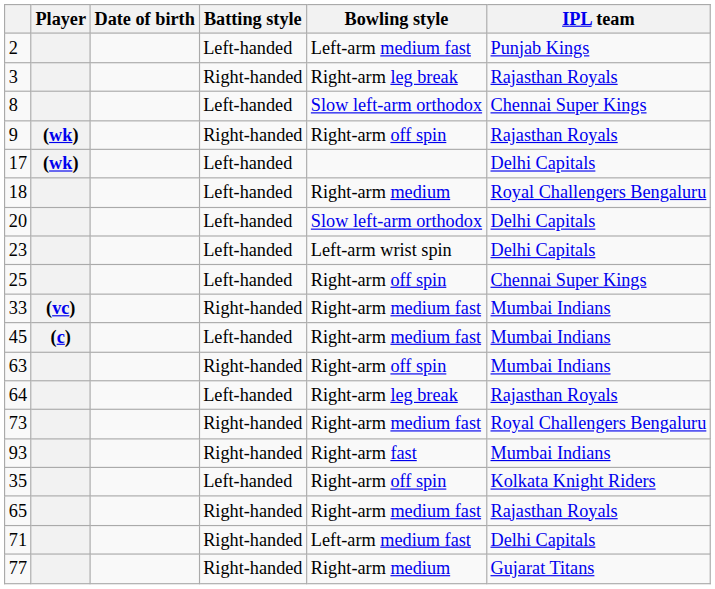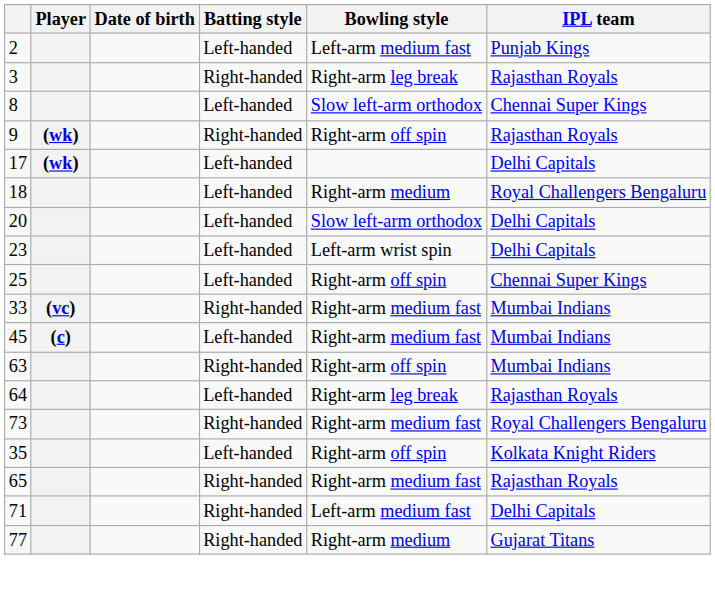- row: (18, 452)
